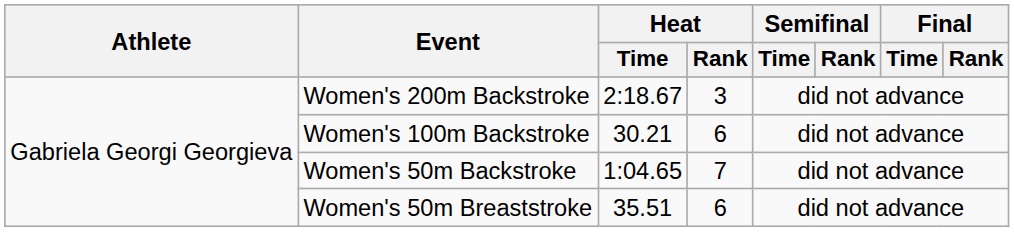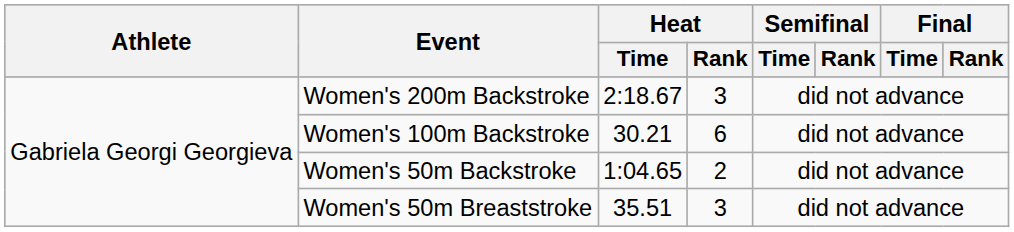(720, 171) 7 -> (720, 171) 2
(720, 208) 6 -> (720, 208) 3
